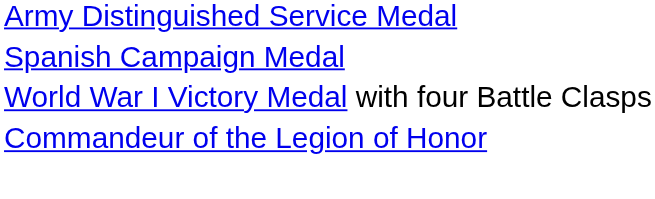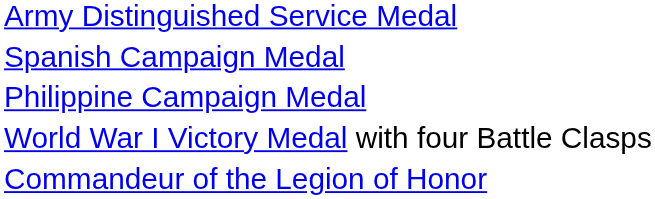+ row: (185, 97)
